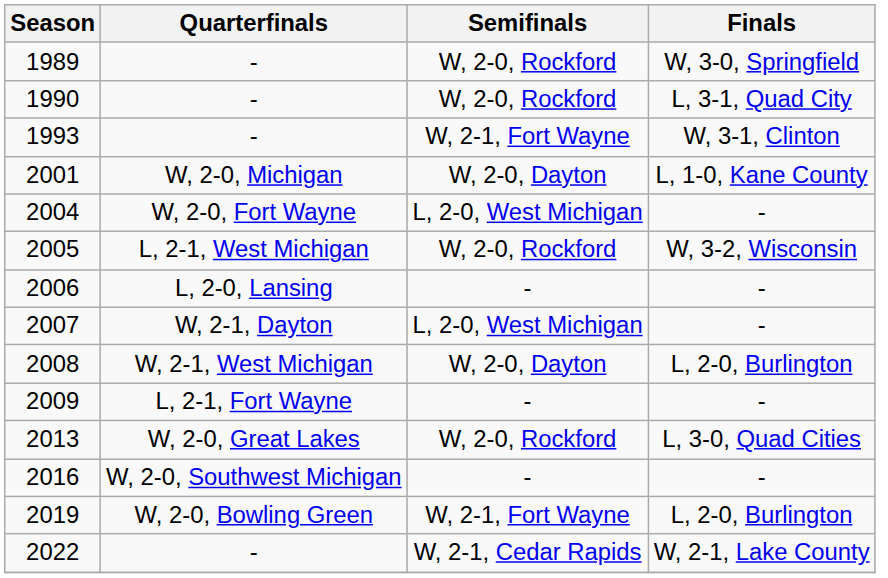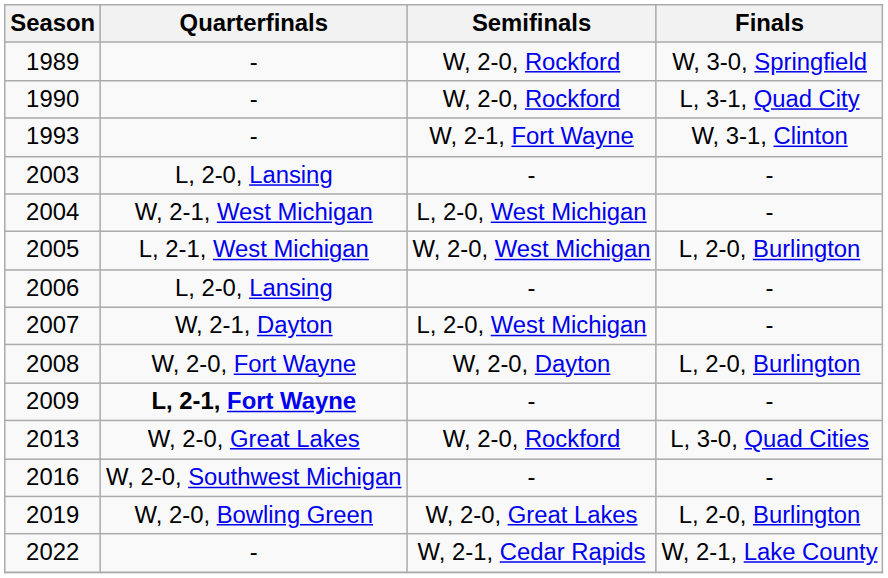- row: (53, 174)
+ row: (53, 174)
(254, 212) W, 2-0, Fort Wayne -> (254, 212) W, 2-1, West Michigan
(528, 250) W, 2-0, Rockford -> (532, 250) W, 2-0, West Michigan
(762, 250) W, 3-2, Wisconsin -> (770, 250) L, 2-0, Burlington
(254, 363) W, 2-1, West Michigan -> (254, 363) W, 2-0, Fort Wayne
(254, 401) normal -> (254, 401) bold
(528, 514) W, 2-1, Fort Wayne -> (532, 514) W, 2-0, Great Lakes
